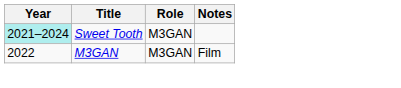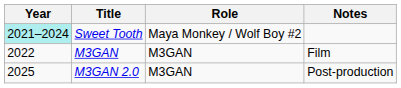(170, 33) M3GAN -> (225, 33) Maya Monkey / Wolf Boy #2
+ row: (107, 72)
